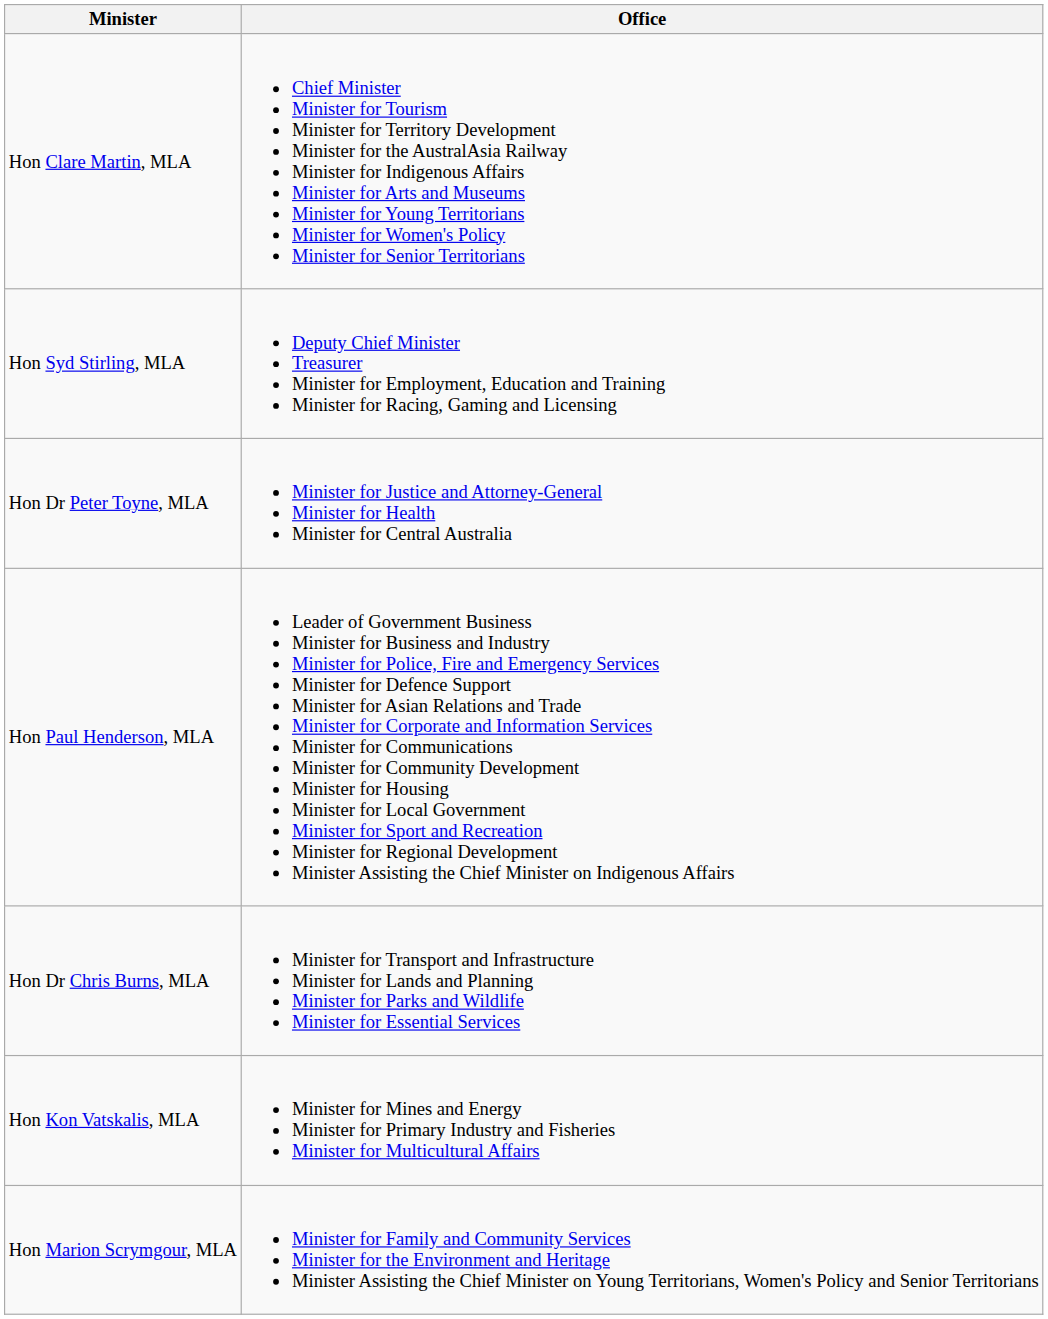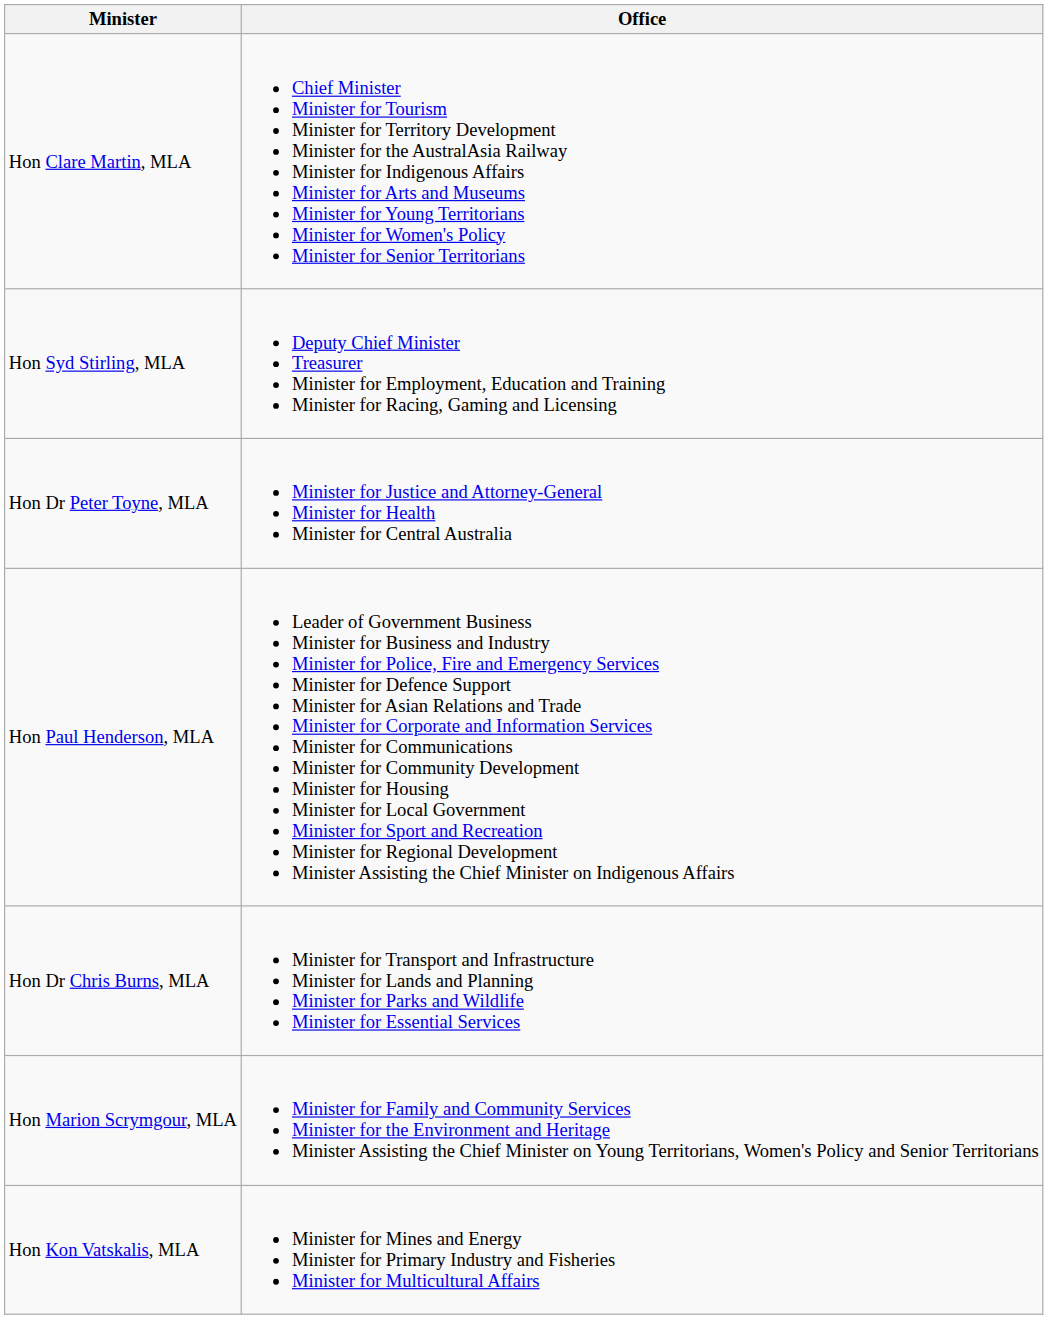rows swapped: (104, 1120) <-> (123, 1249)
